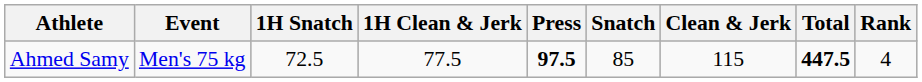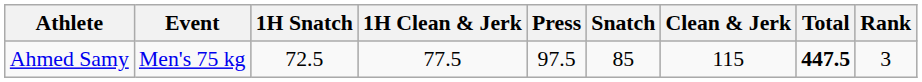(557, 58) bold -> (557, 58) normal
(886, 58) 4 -> (886, 58) 3
